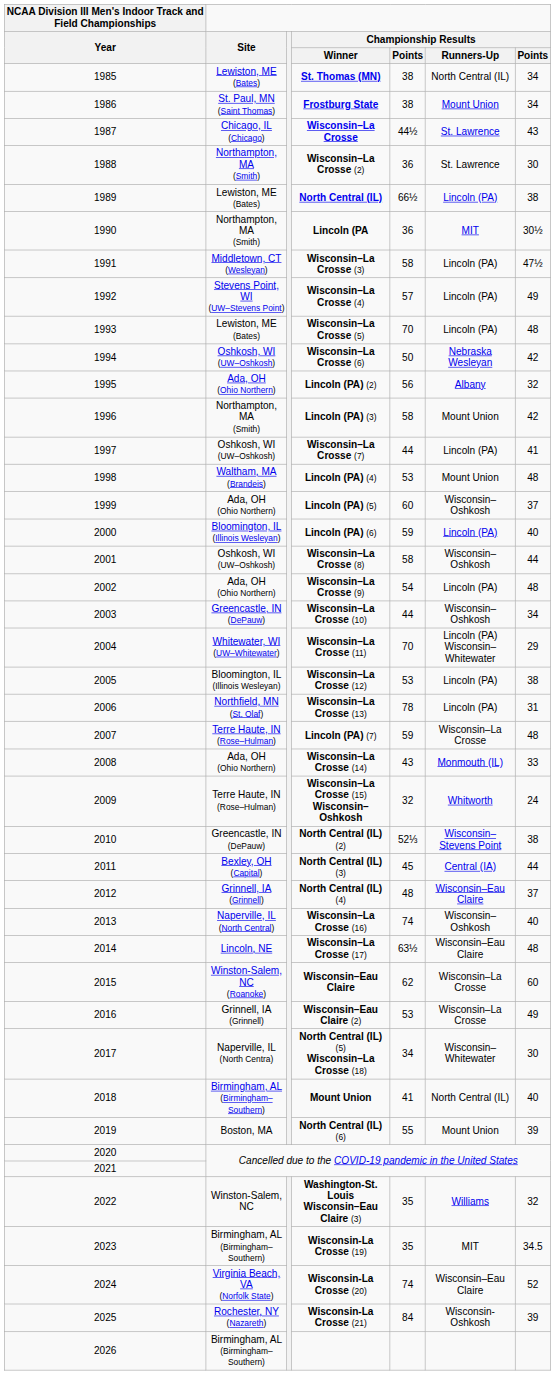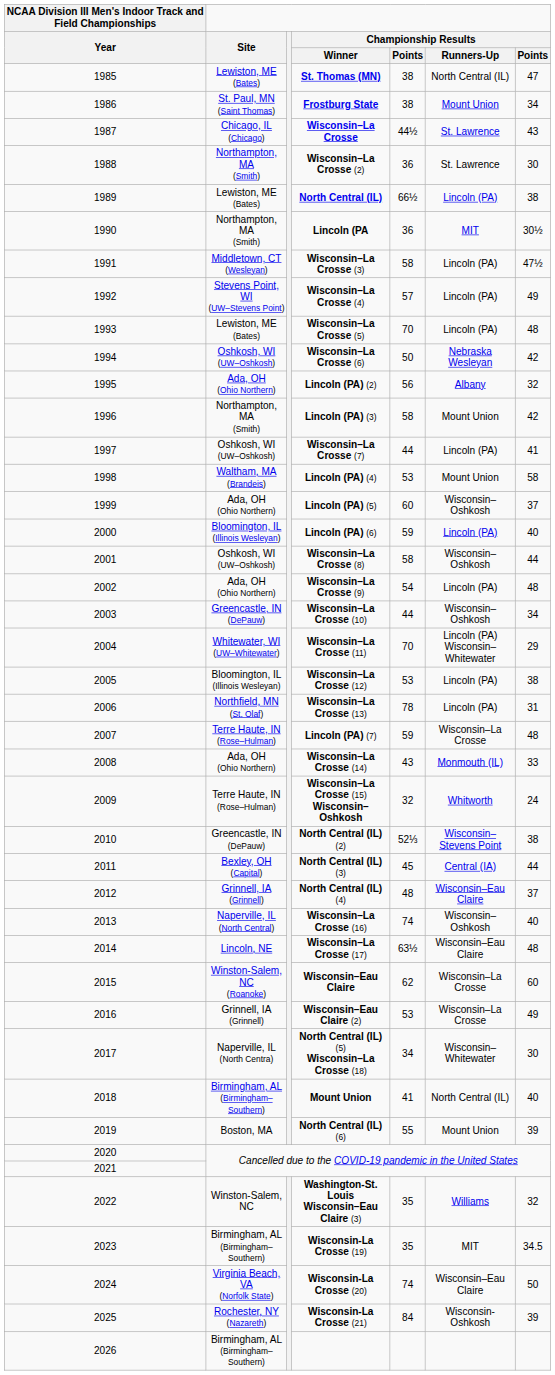(533, 77) 34 -> (533, 77) 47
(533, 478) 48 -> (533, 478) 58
(533, 1284) 52 -> (533, 1284) 50
